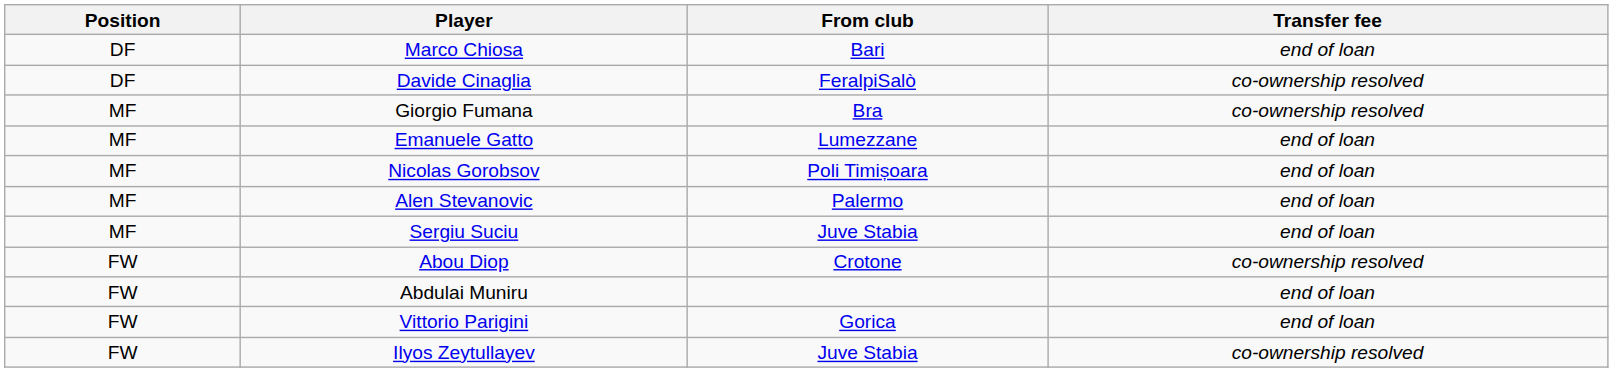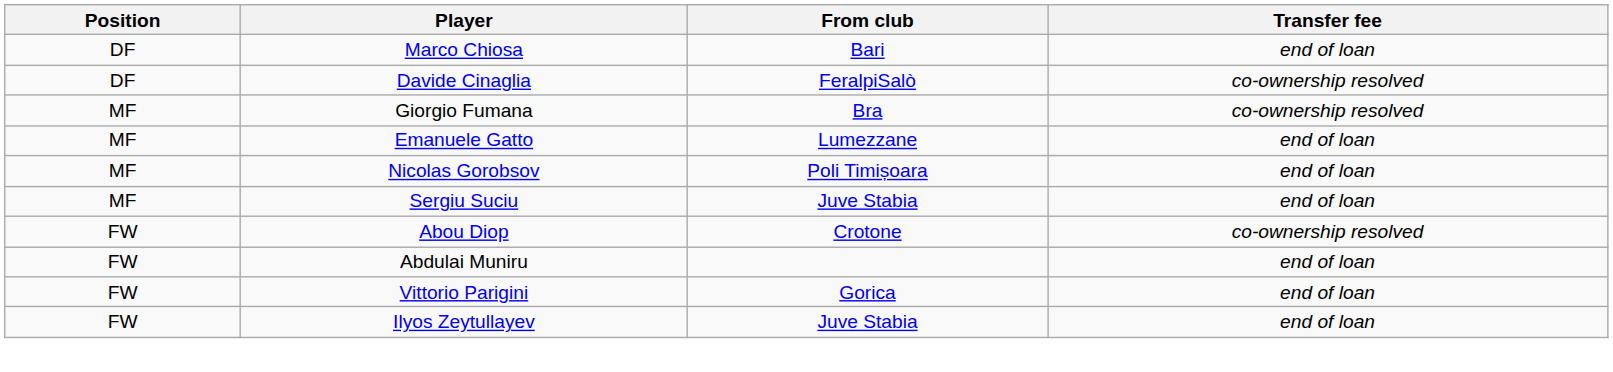- row: (464, 201)
(1328, 352) co-ownership resolved -> (1328, 322) end of loan
